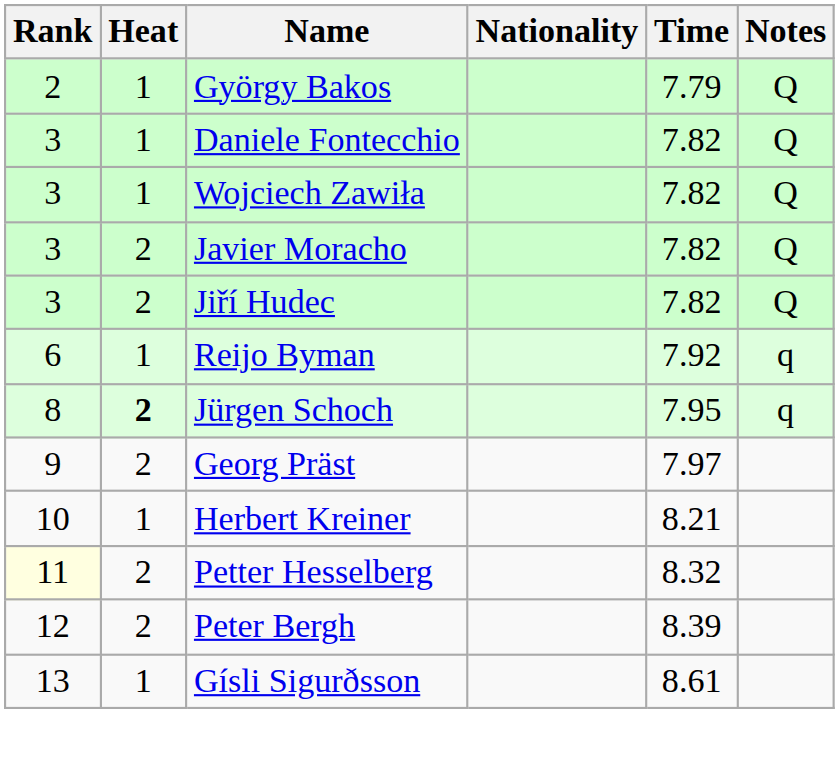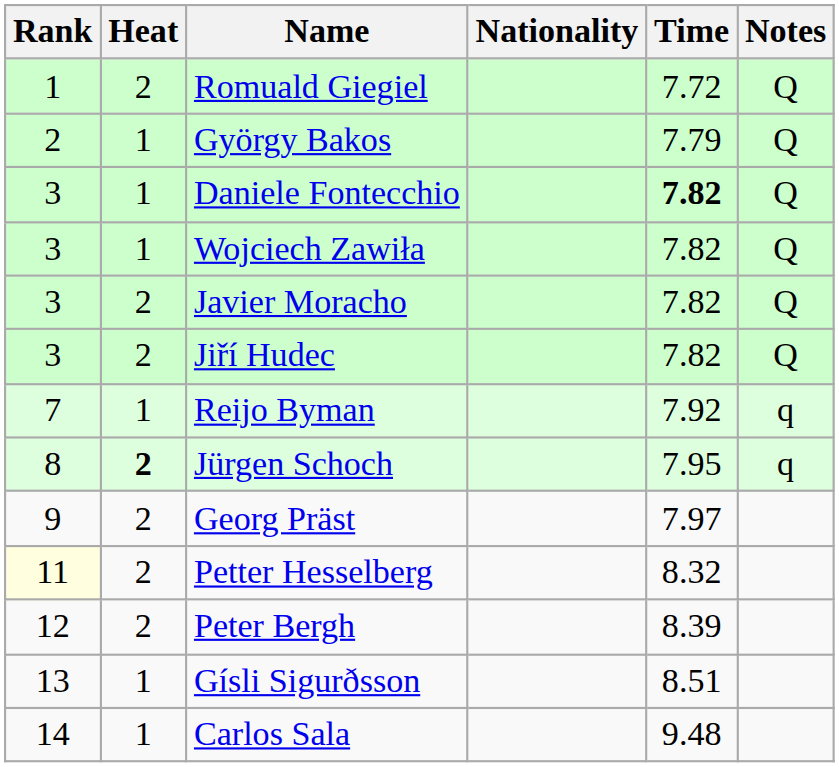+ row: (311, 85)
(692, 139) normal -> (692, 193) bold
(53, 355) 6 -> (53, 409) 7
- row: (302, 517)
(692, 680) 8.61 -> (692, 680) 8.51
+ row: (272, 734)
